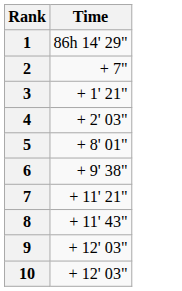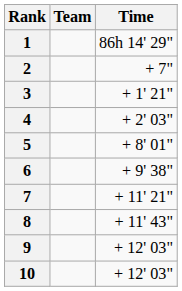+ column: (72, 17)
